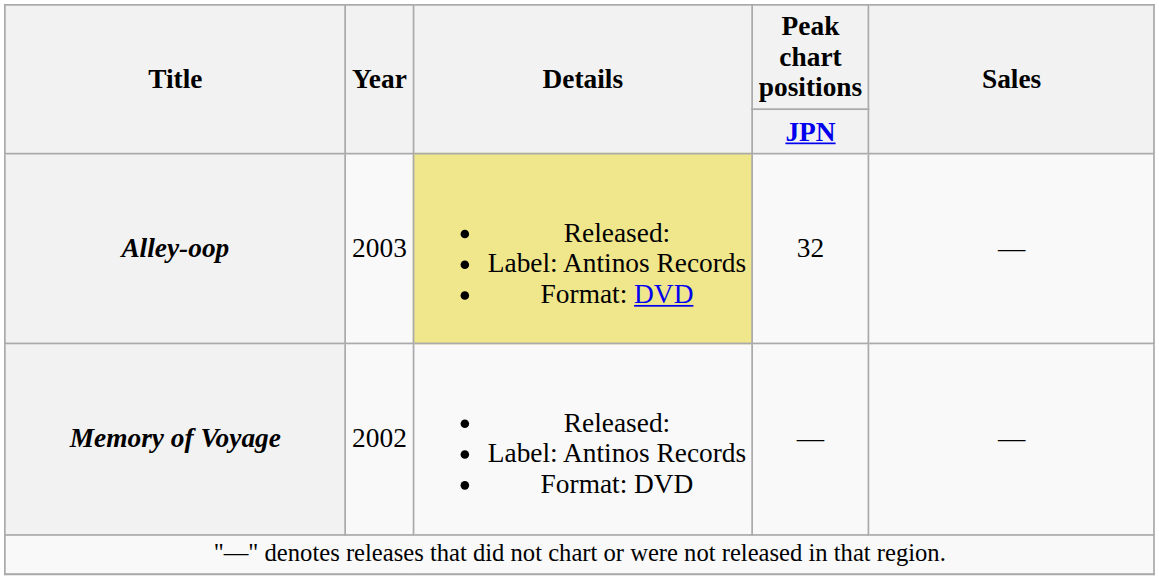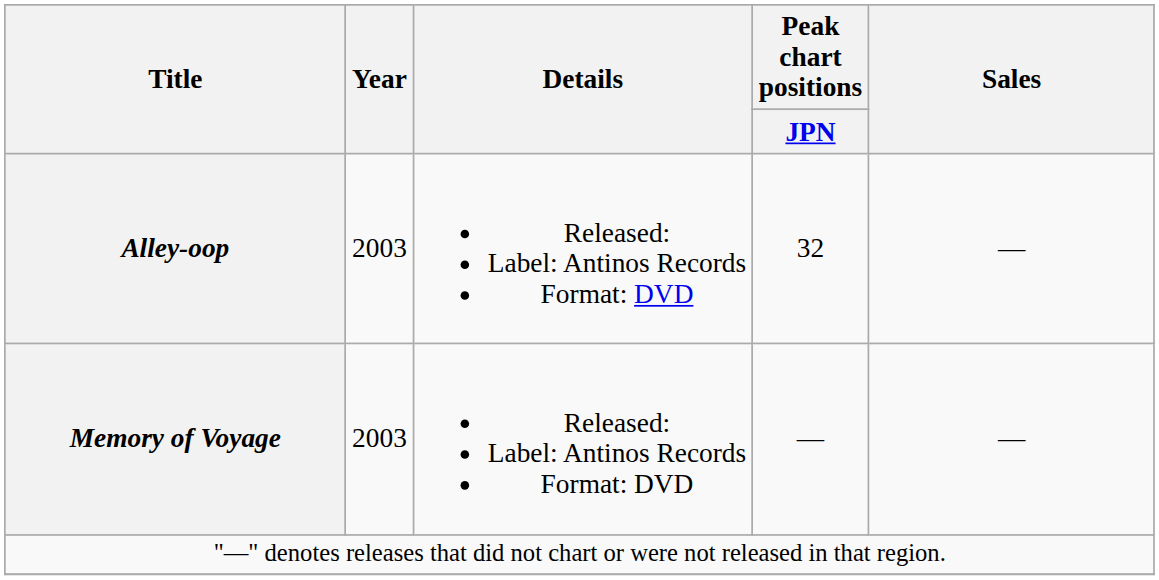(583, 264) khaki background -> (583, 264) no background
(379, 438) 2002 -> (379, 438) 2003
